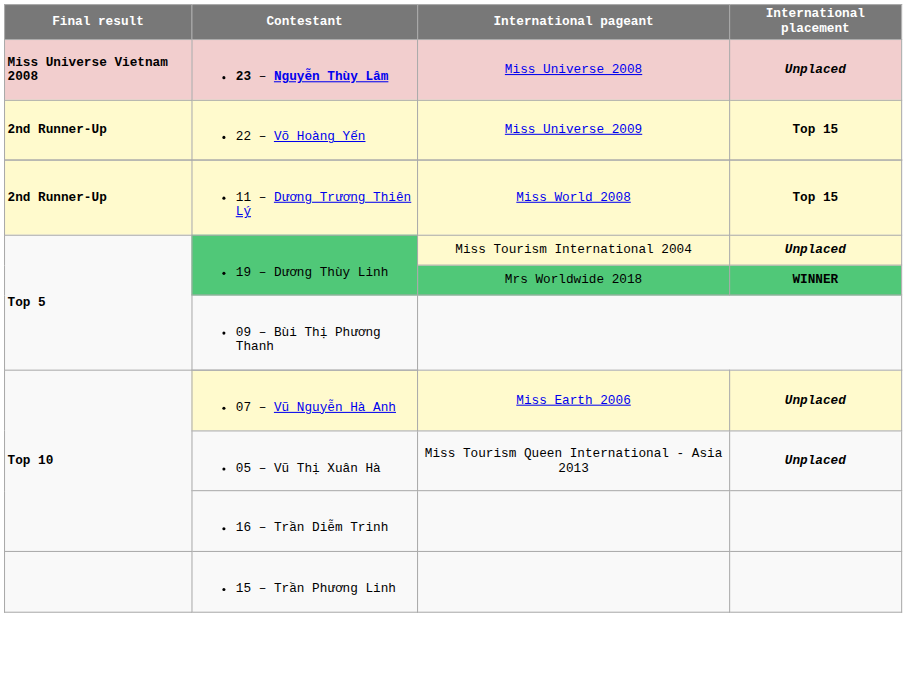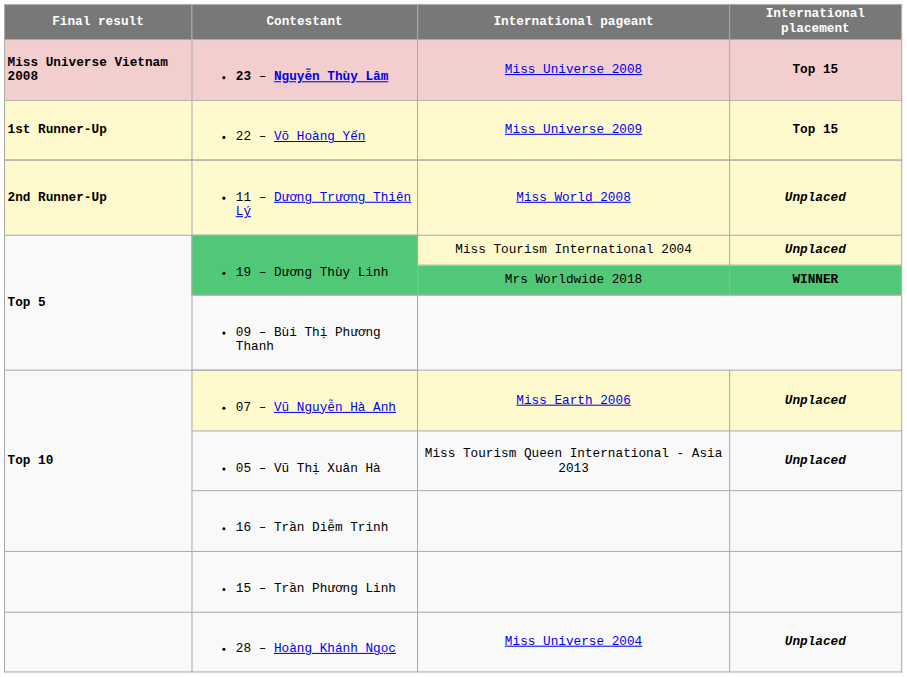(815, 70) Unplaced -> (815, 70) Top 15
(57, 130) 2nd Runner-Up -> (57, 130) 1st Runner-Up
(815, 198) Top 15 -> (815, 198) Unplaced
+ row: (305, 650)
